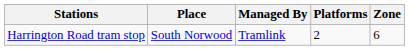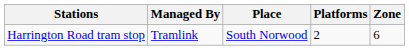columns swapped: (192, 14) <-> (273, 14)
